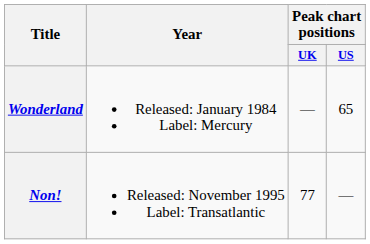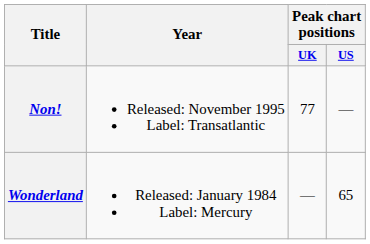rows swapped: (45, 109) <-> (45, 195)
